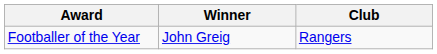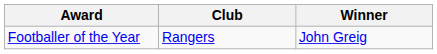columns swapped: (227, 15) <-> (364, 15)
